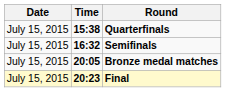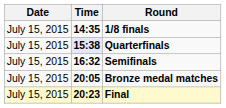+ row: (127, 29)
(87, 29) no background -> (87, 45) lavender background
